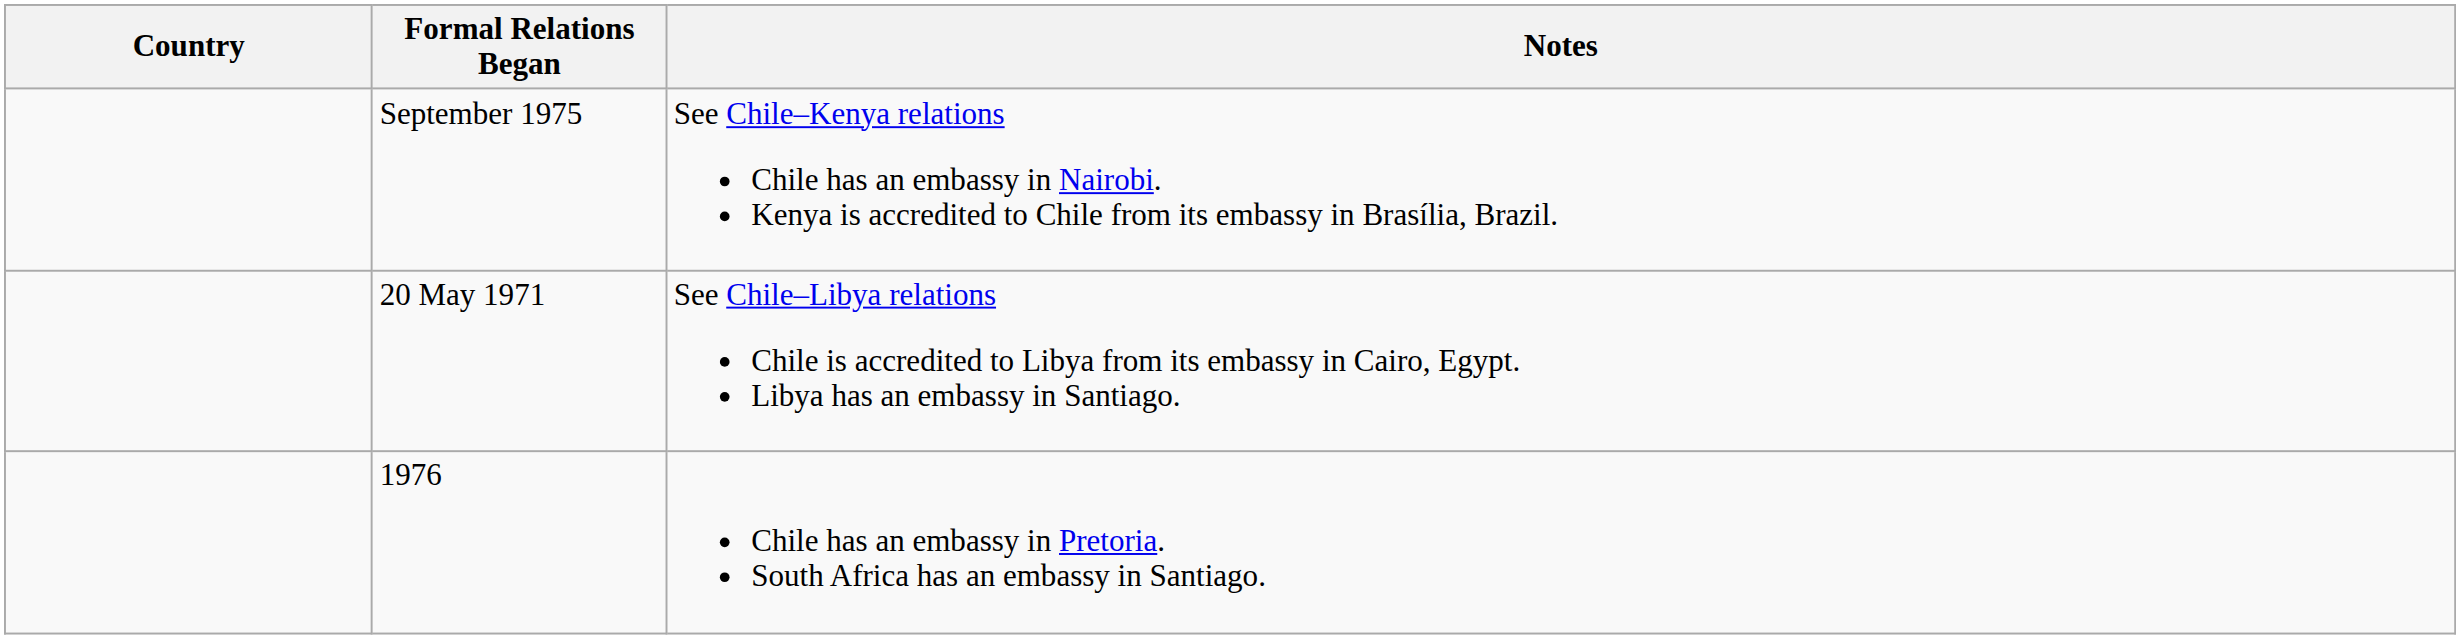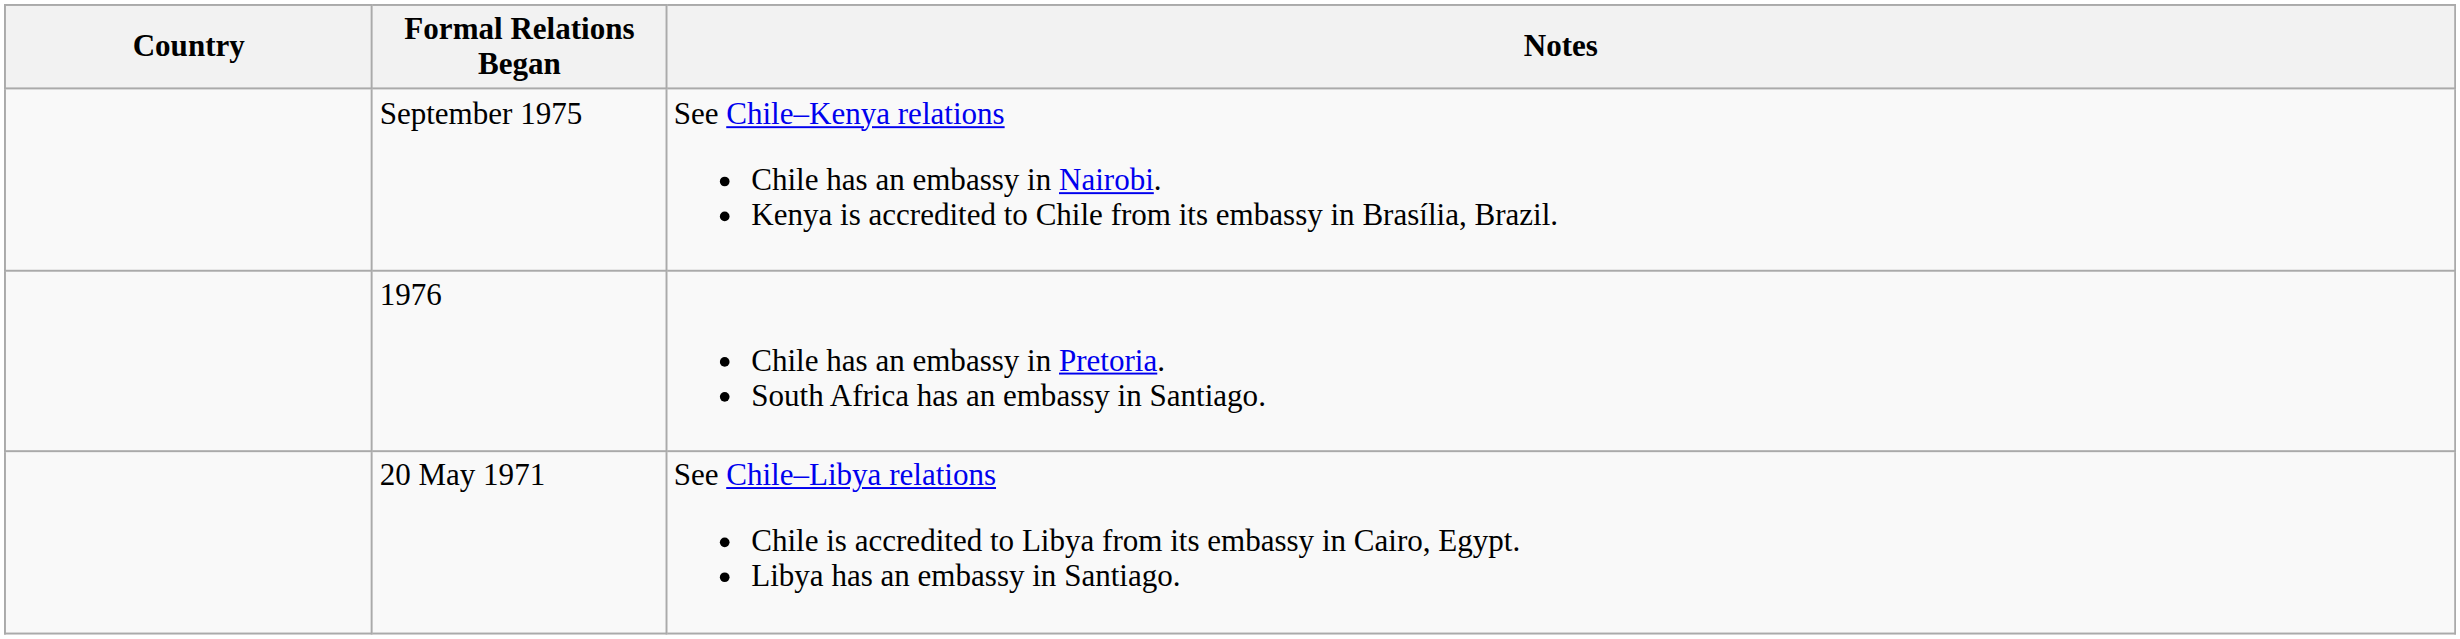rows swapped: (462, 294) <-> (411, 475)
